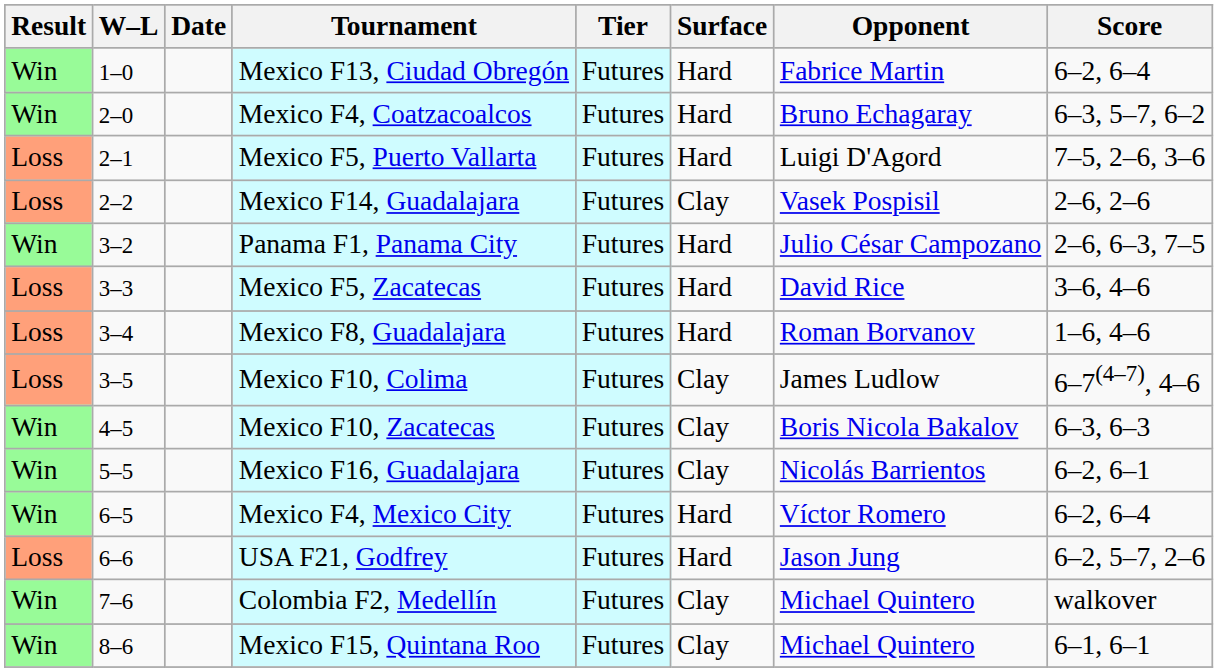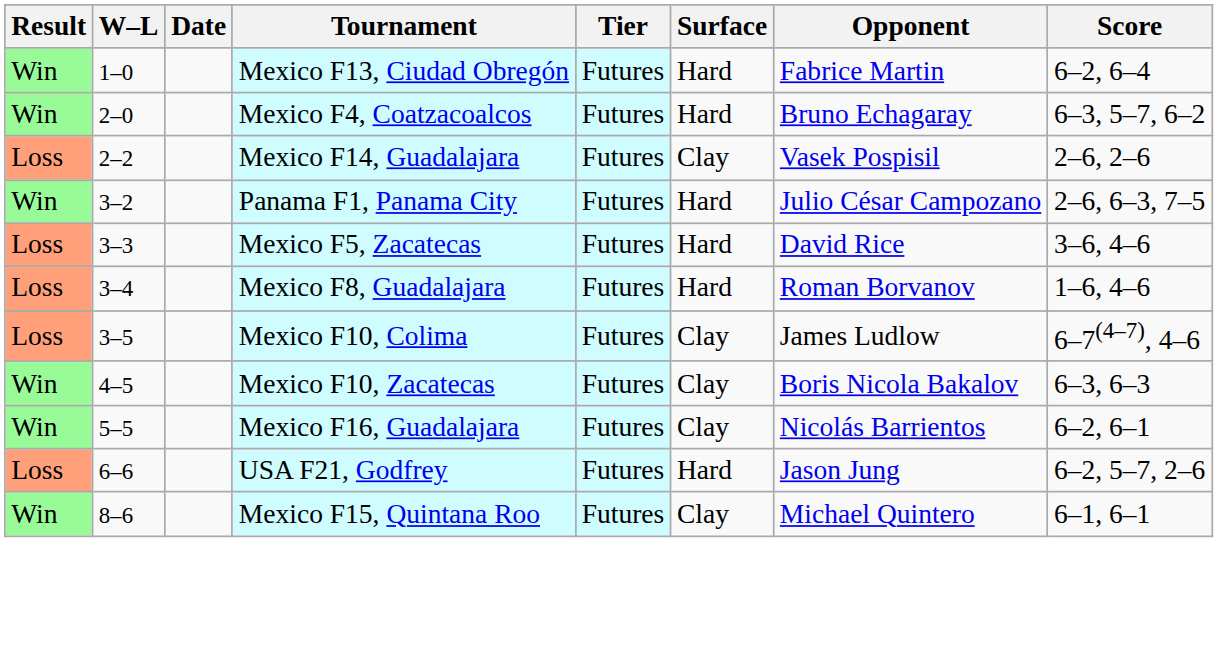- row: (388, 157)
- row: (375, 513)
- row: (368, 601)
